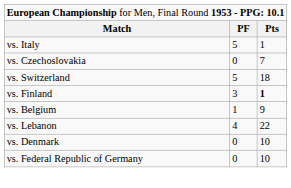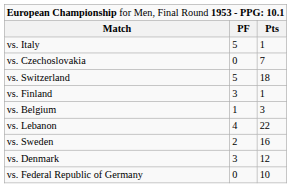(262, 93) bold -> (262, 93) normal
(262, 110) 9 -> (262, 110) 3
+ row: (30, 142)
(235, 142) 0 -> (235, 158) 3
(265, 142) 10 -> (265, 158) 12
